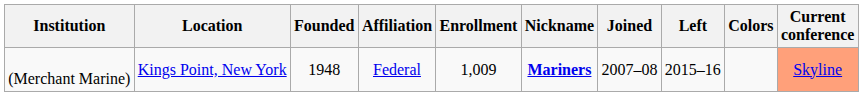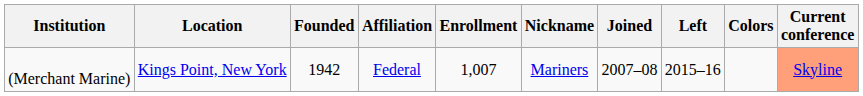(324, 69) 1948 -> (324, 69) 1942
(478, 69) 1,009 -> (478, 69) 1,007
(559, 69) bold -> (559, 69) normal
